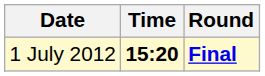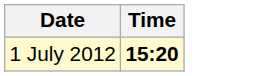- column: (221, 20)
